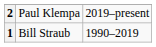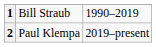rows swapped: (10, 32) <-> (10, 13)
